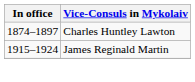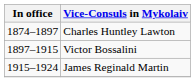+ row: (100, 49)
